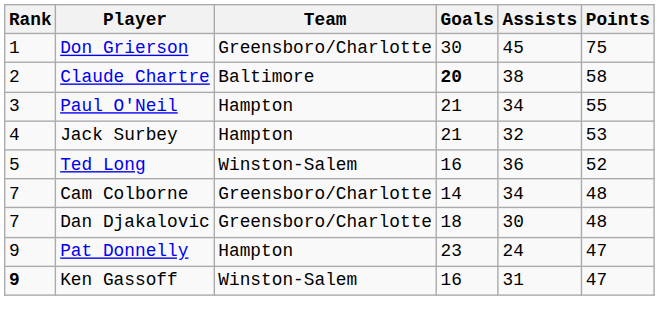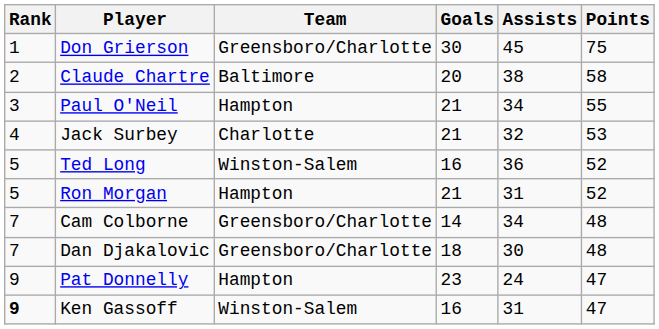(451, 77) bold -> (451, 77) normal
(256, 135) Hampton -> (266, 135) Charlotte
+ row: (114, 193)
